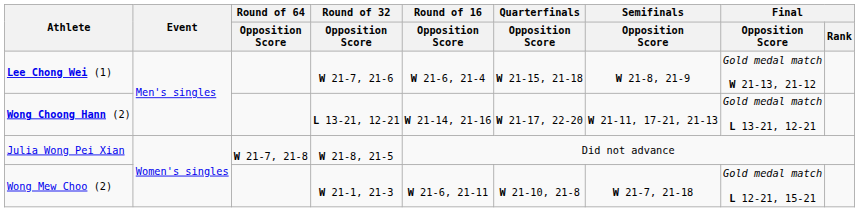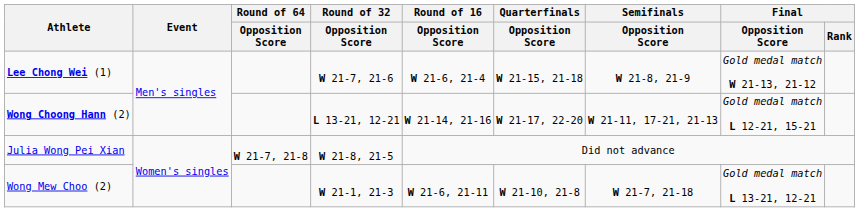(773, 114) Gold medal match L 13-21, 12-21 -> (773, 114) Gold medal match L 12-21, 15-21
(773, 186) Gold medal match L 12-21, 15-21 -> (773, 186) Gold medal match L 13-21, 12-21
